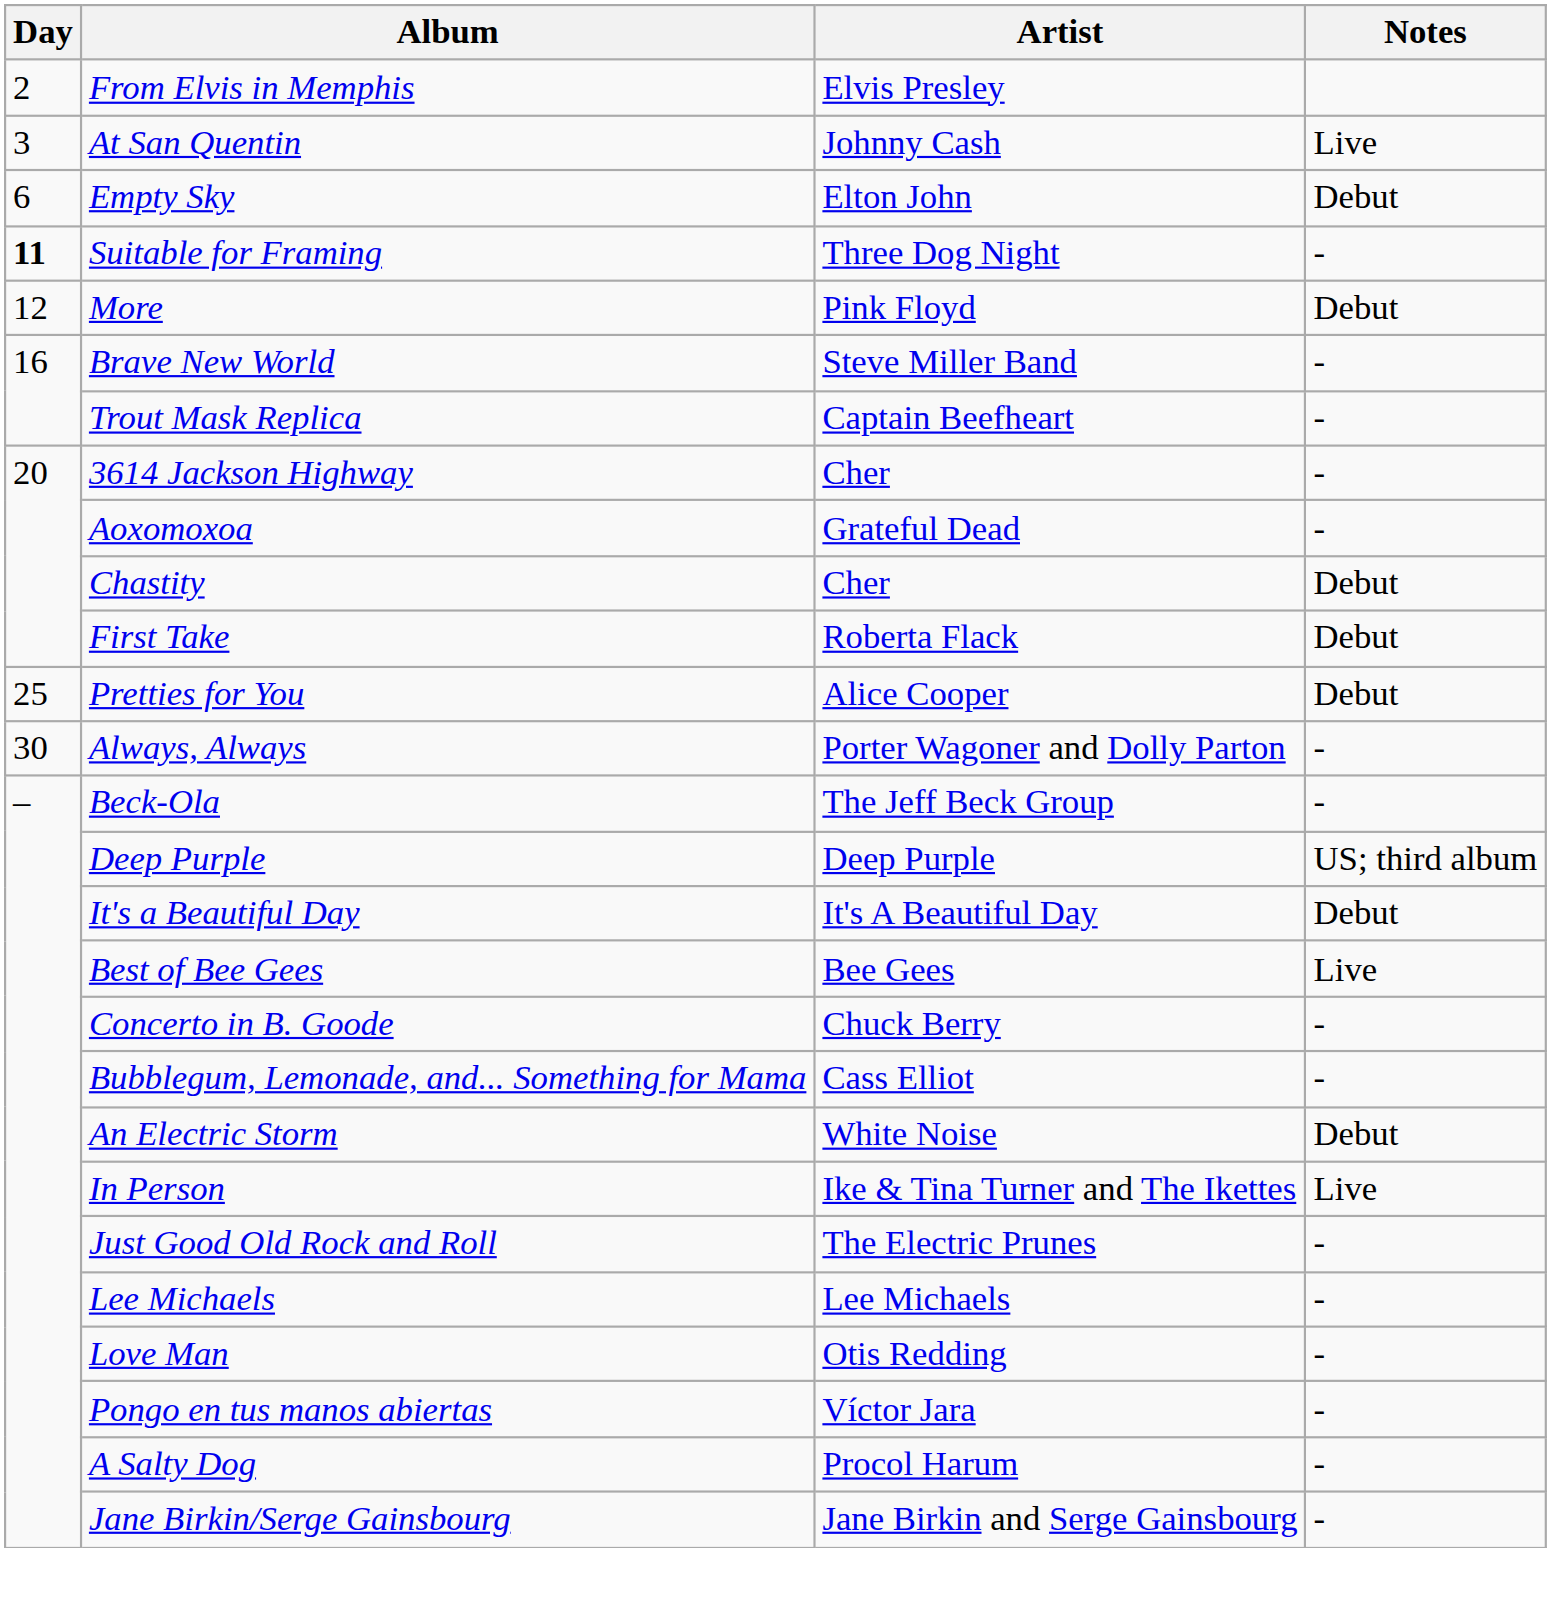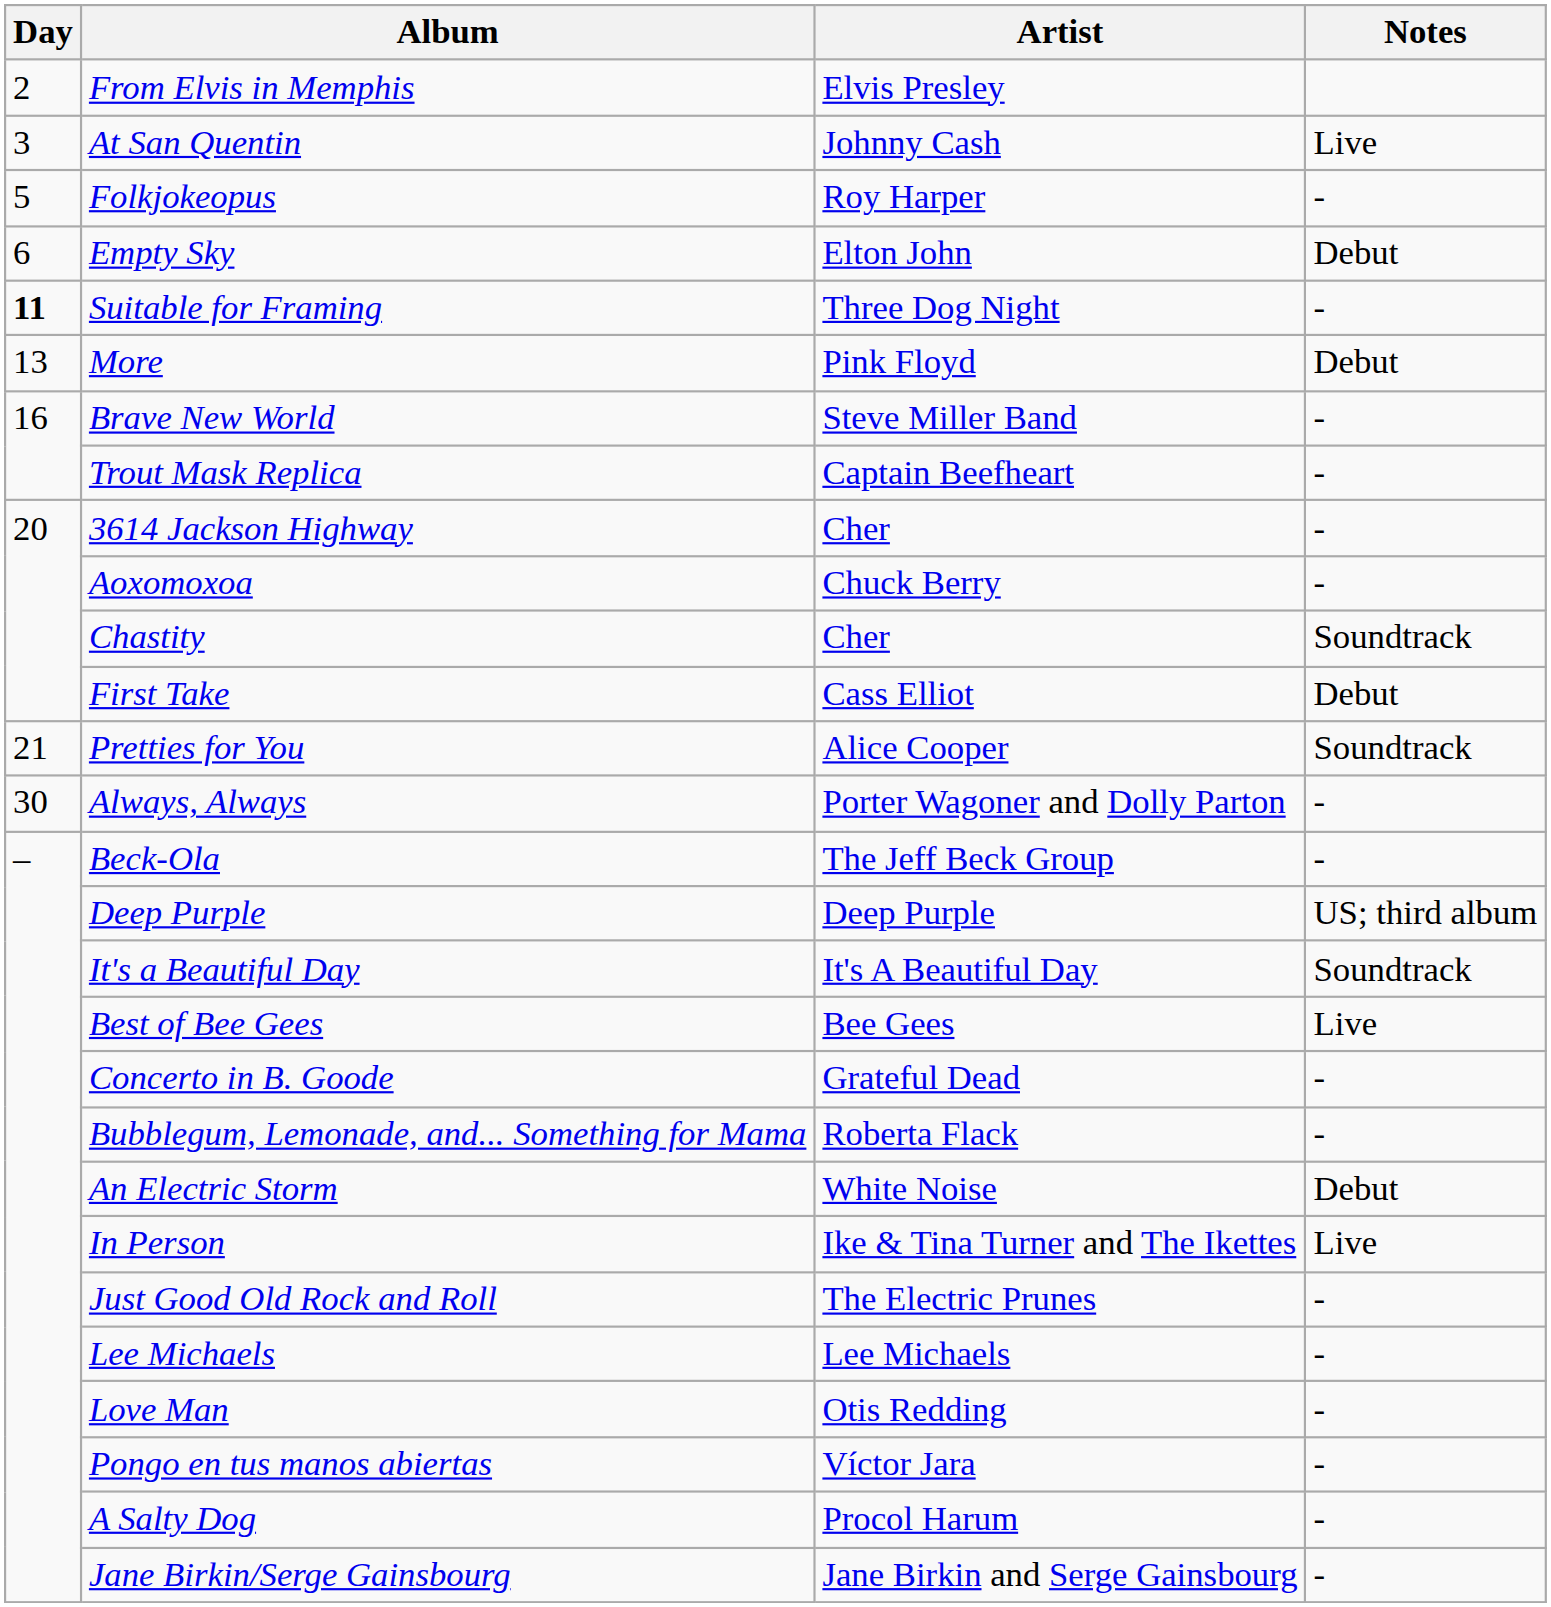+ row: (182, 197)
(30, 307) 12 -> (30, 362) 13
(921, 527) Grateful Dead -> (912, 582) Chuck Berry
(1356, 582) Debut -> (1393, 637) Soundtrack
(920, 637) Roberta Flack -> (898, 692) Cass Elliot
(30, 692) 25 -> (30, 747) 21
(1356, 692) Debut -> (1393, 747) Soundtrack
(1356, 913) Debut -> (1393, 968) Soundtrack
(912, 1023) Chuck Berry -> (921, 1078) Grateful Dead
(898, 1078) Cass Elliot -> (920, 1133) Roberta Flack
